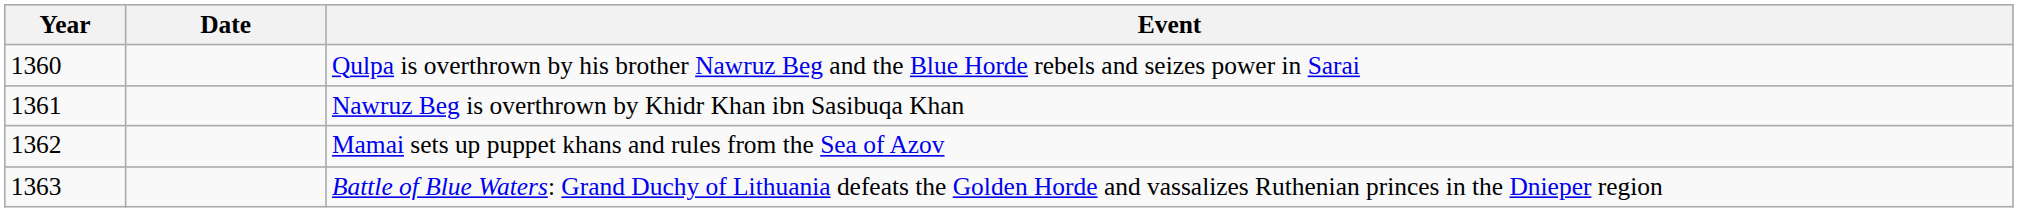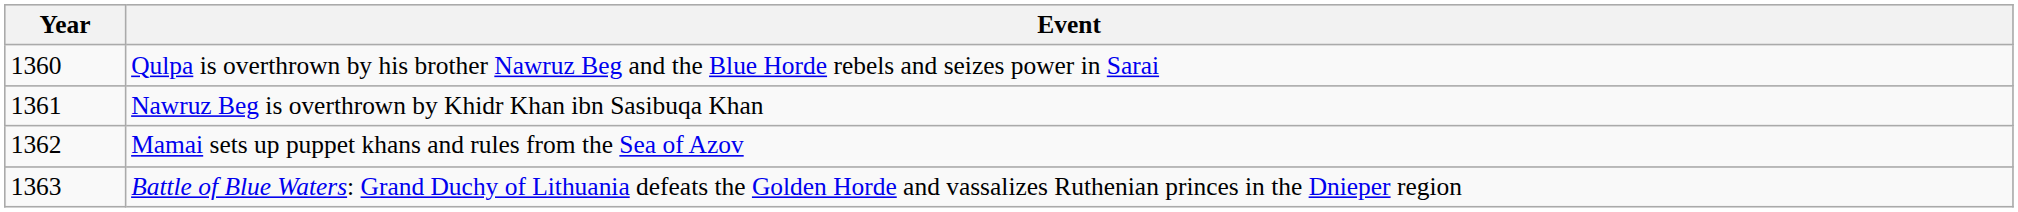- column: (226, 24)
